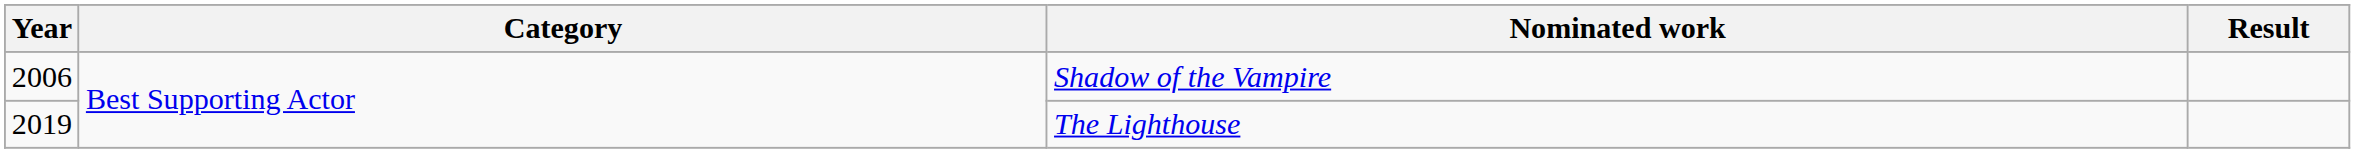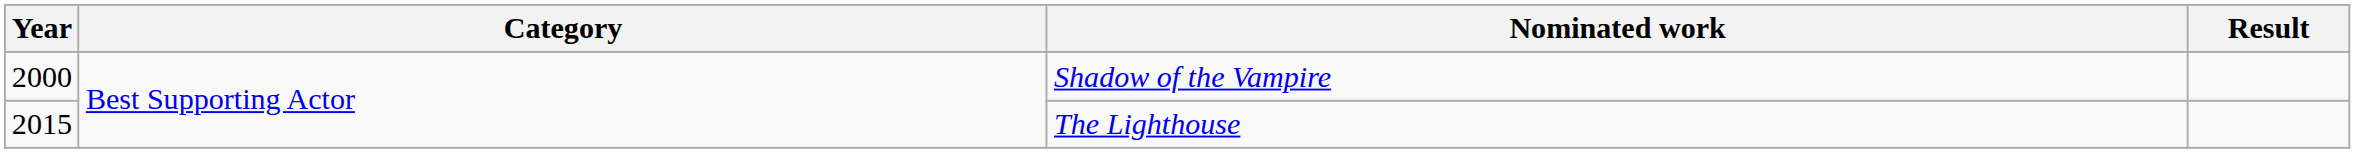(42, 76) 2006 -> (42, 76) 2000
(42, 123) 2019 -> (42, 123) 2015
